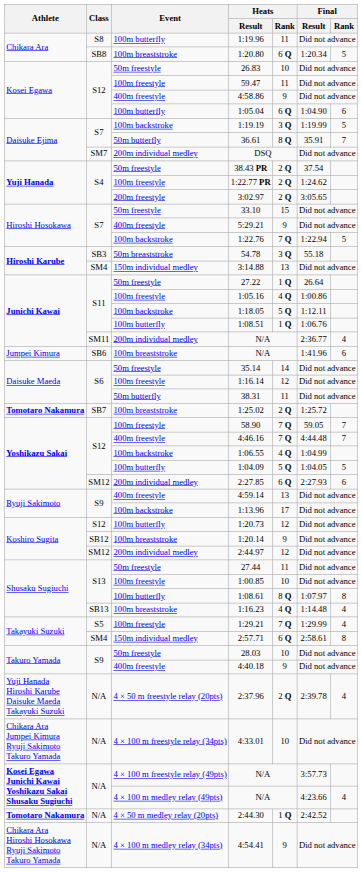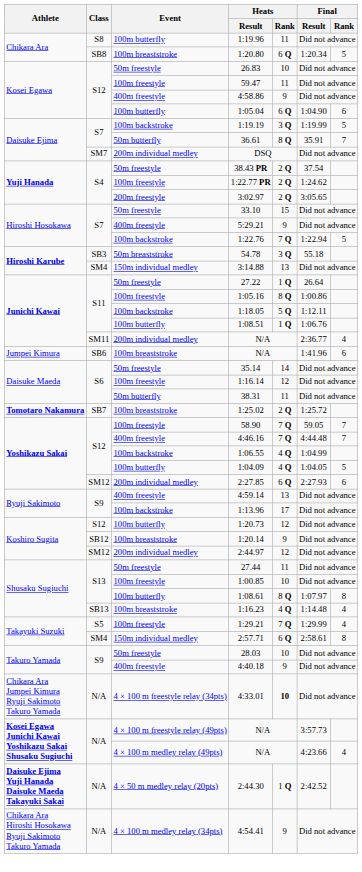(285, 297) 4 Q -> (285, 297) 8 Q
(285, 468) 5 Q -> (285, 468) 4 Q
- row: (168, 697)
(285, 741) normal -> (285, 697) bold
(45, 816) Tomotaro Nakamura -> (35, 786) Daisuke Ejima Yuji Hanada Daisuke Maeda Takayuki Sakai
